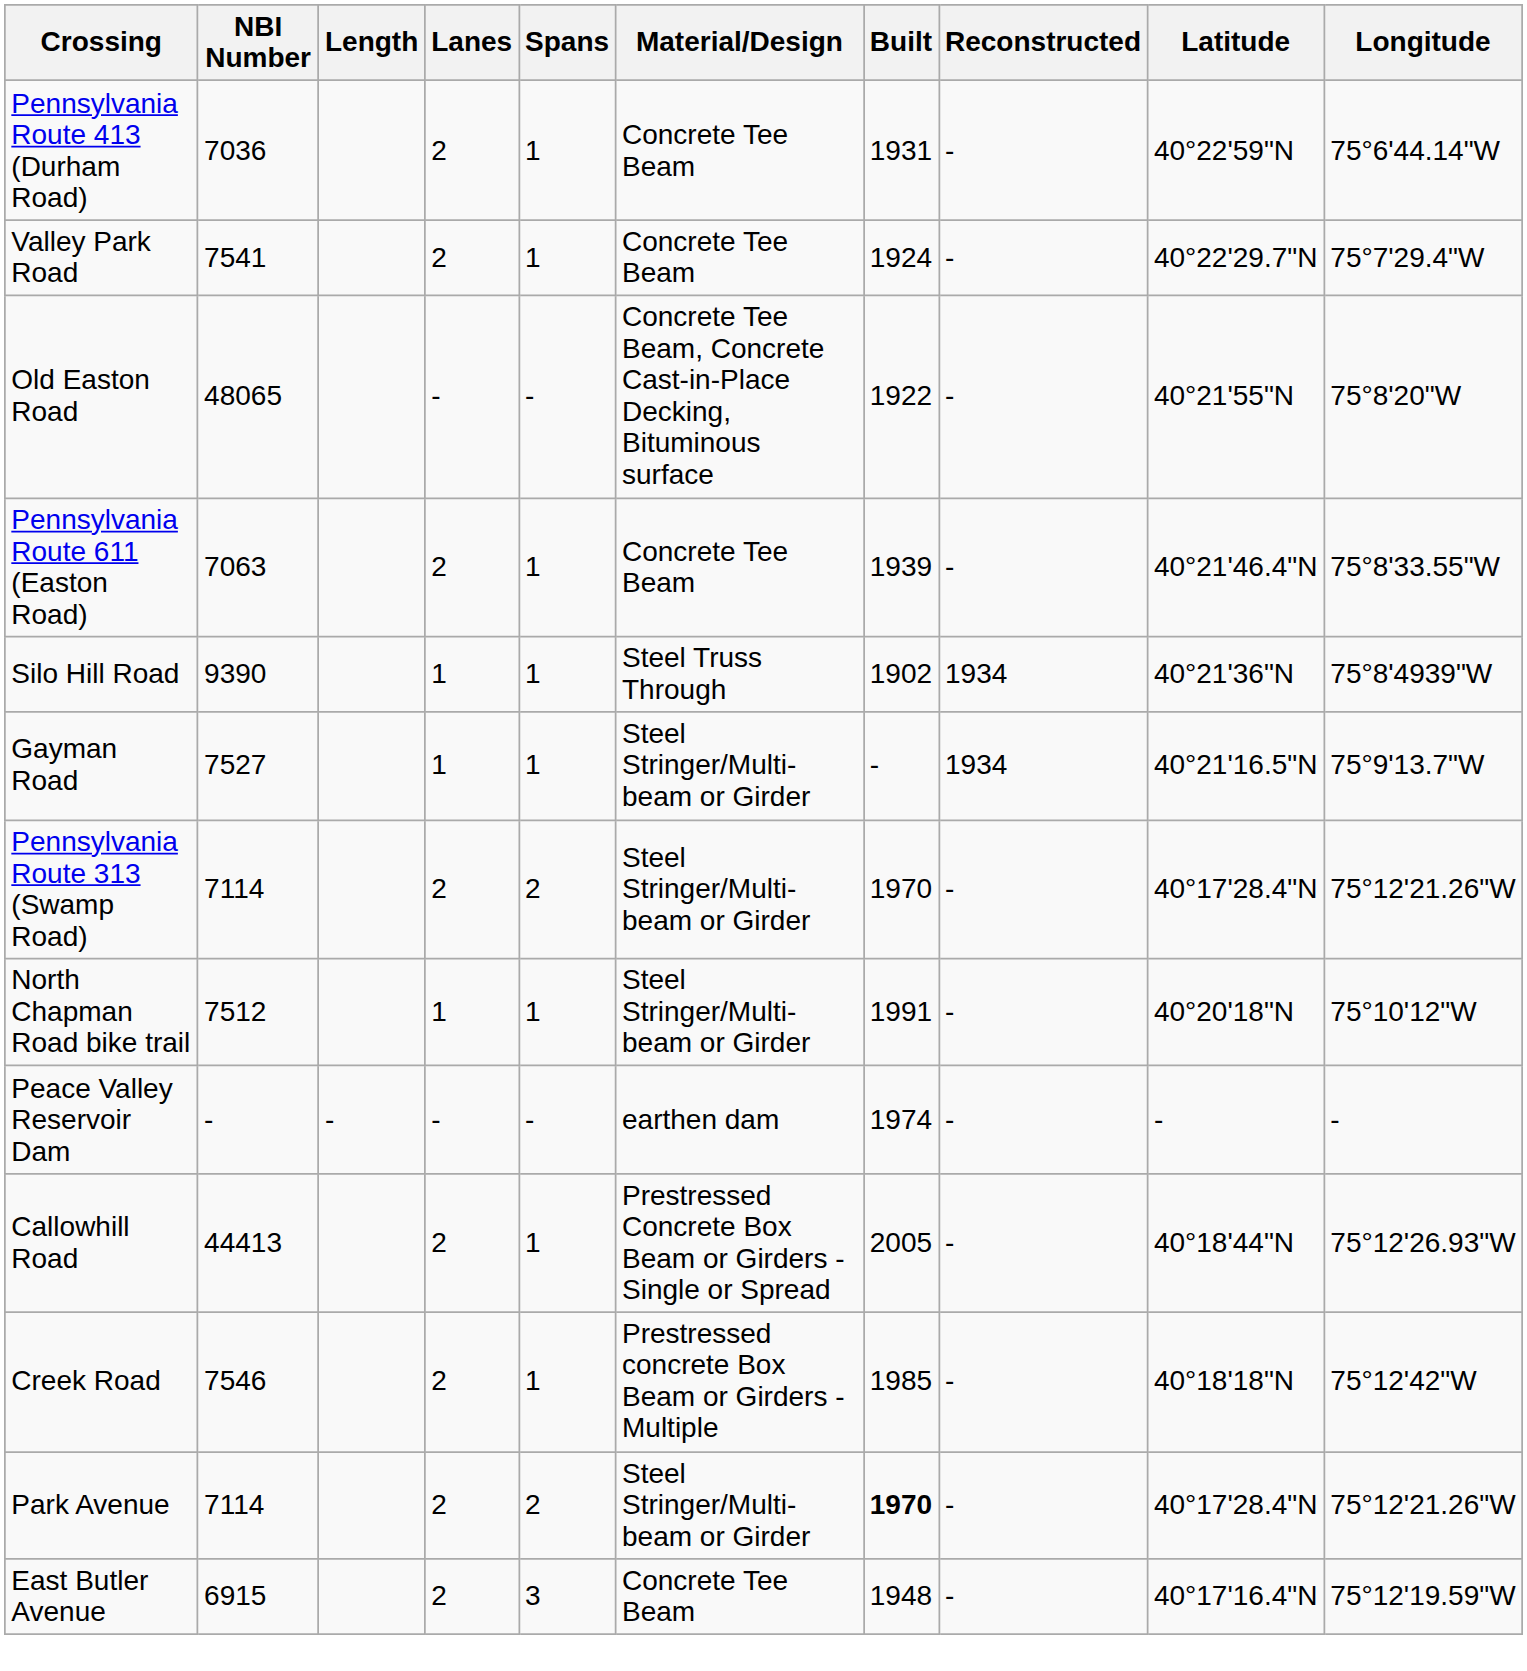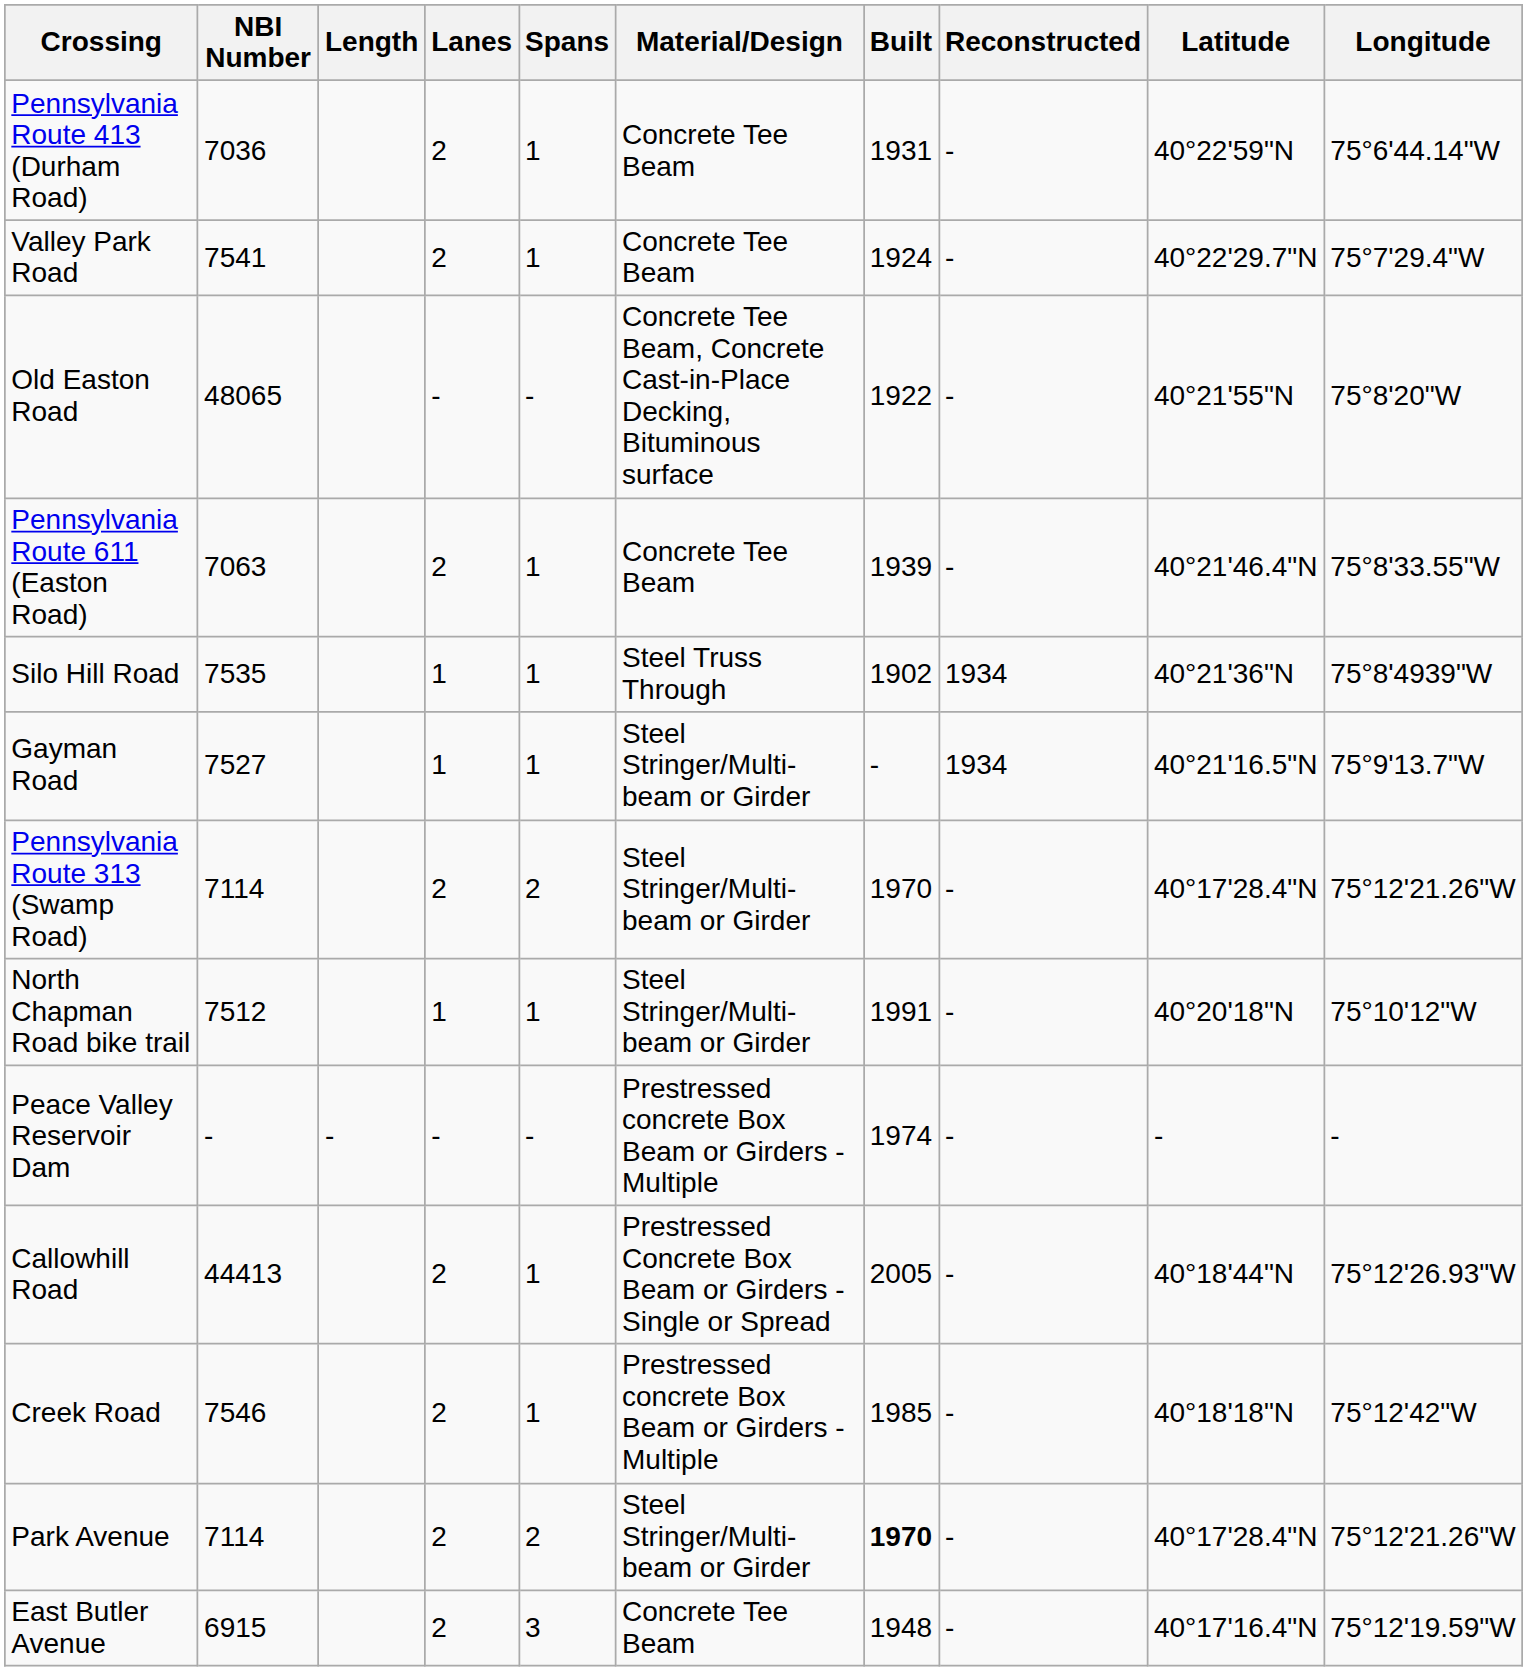(235, 673) 9390 -> (235, 673) 7535
(701, 1119) earthen dam -> (733, 1135) Prestressed concrete Box Beam or Girders - Multiple
